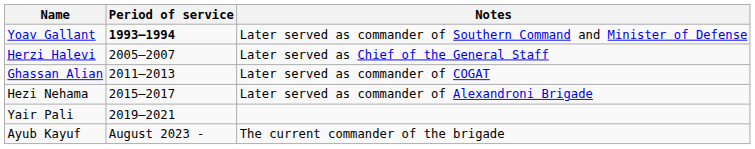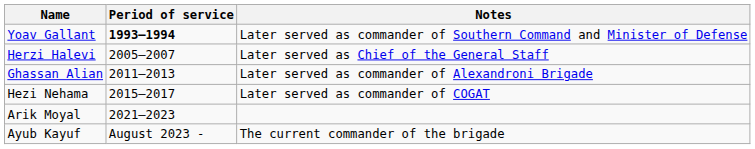(365, 74) Later served as commander of COGAT -> (416, 74) Later served as commander of Alexandroni Brigade
(416, 94) Later served as commander of Alexandroni Brigade -> (365, 94) Later served as commander of COGAT
- row: (40, 114)
+ row: (44, 114)
